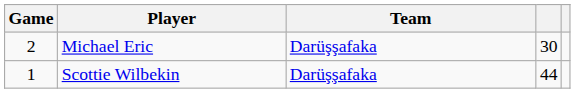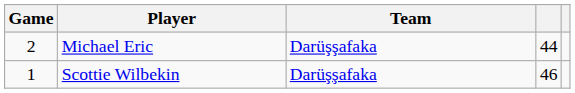(549, 46) 30 -> (549, 46) 44
(549, 74) 44 -> (549, 74) 46
